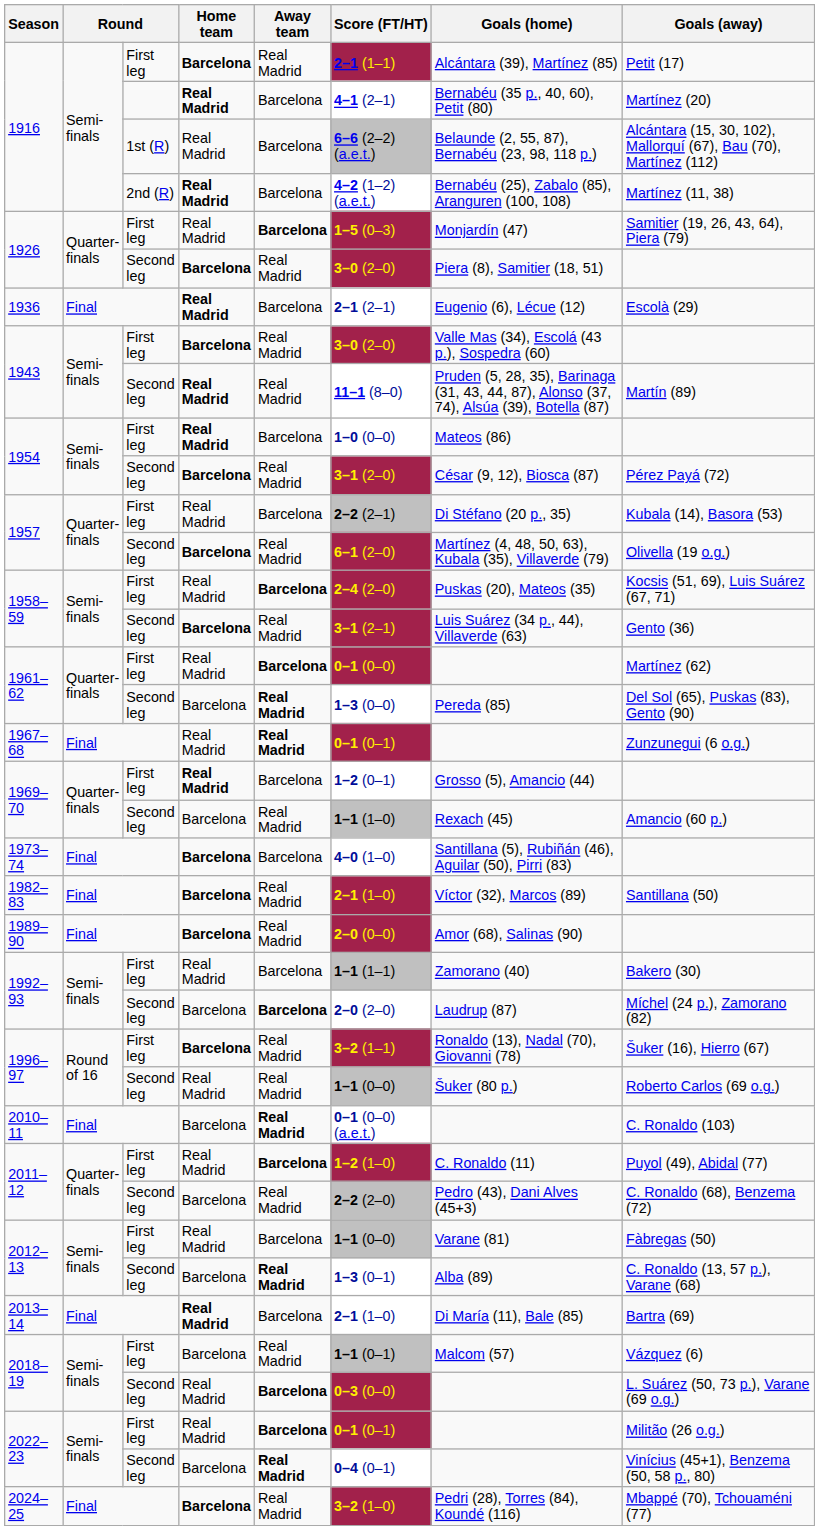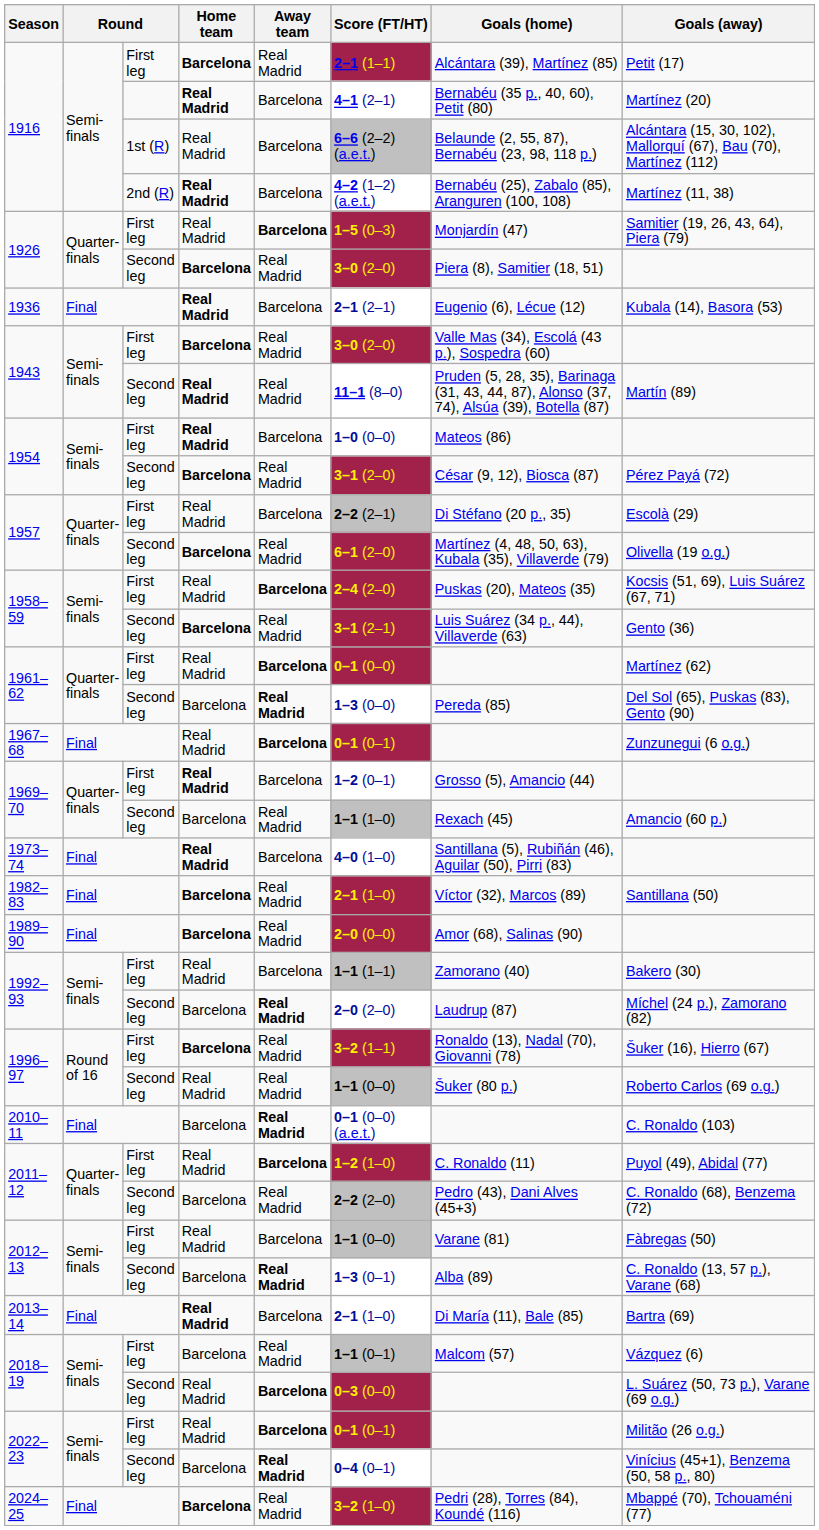(662, 307) Escolà (29) -> (704, 307) Kubala (14), Basora (53)
(704, 513) Kubala (14), Basora (53) -> (662, 513) Escolà (29)
(281, 742) Real Madrid -> (292, 742) Barcelona
(216, 857) Barcelona -> (205, 857) Real Madrid
(292, 1010) Barcelona -> (281, 1010) Real Madrid
